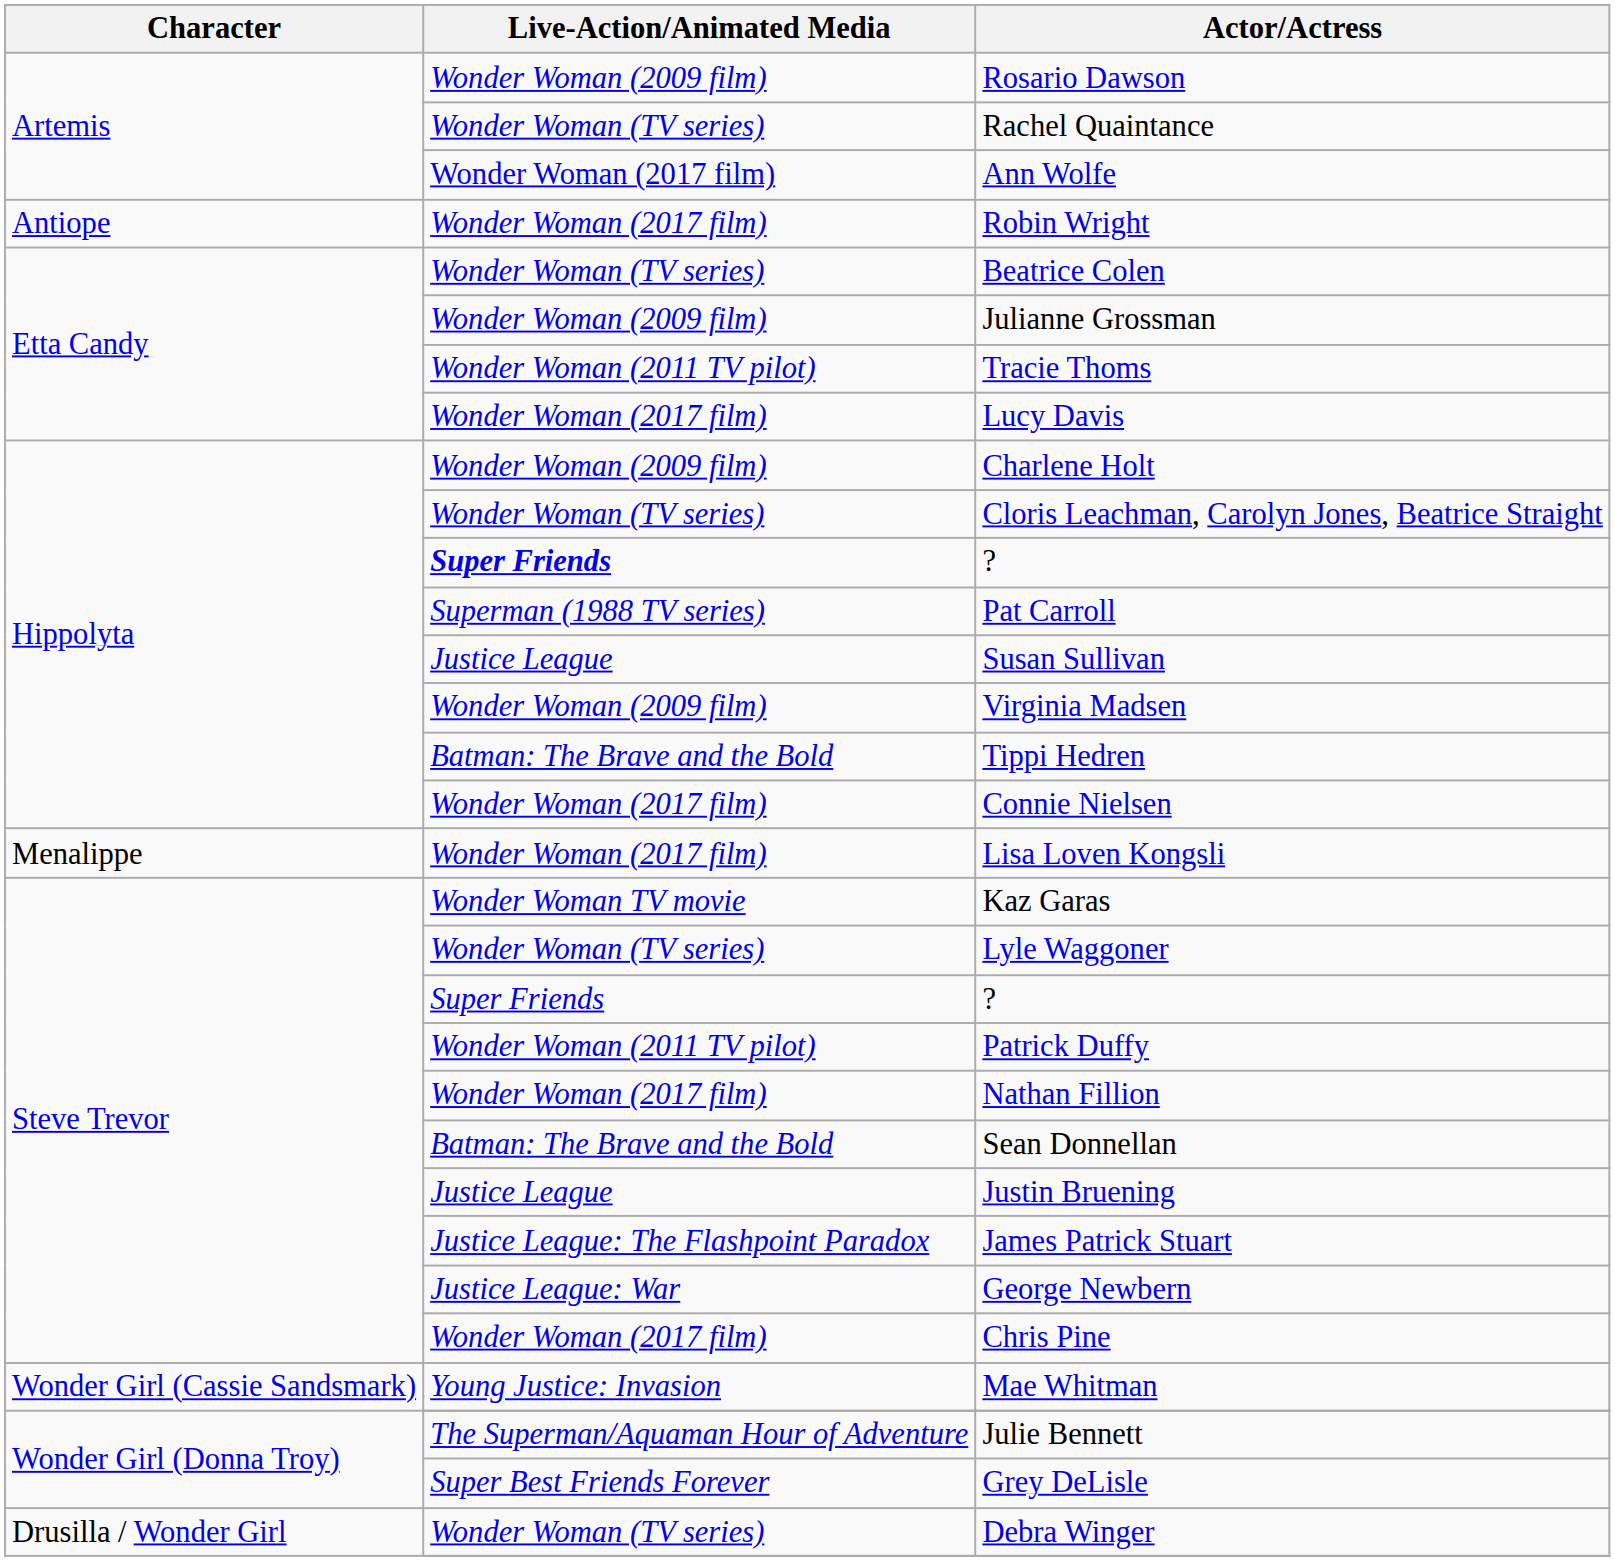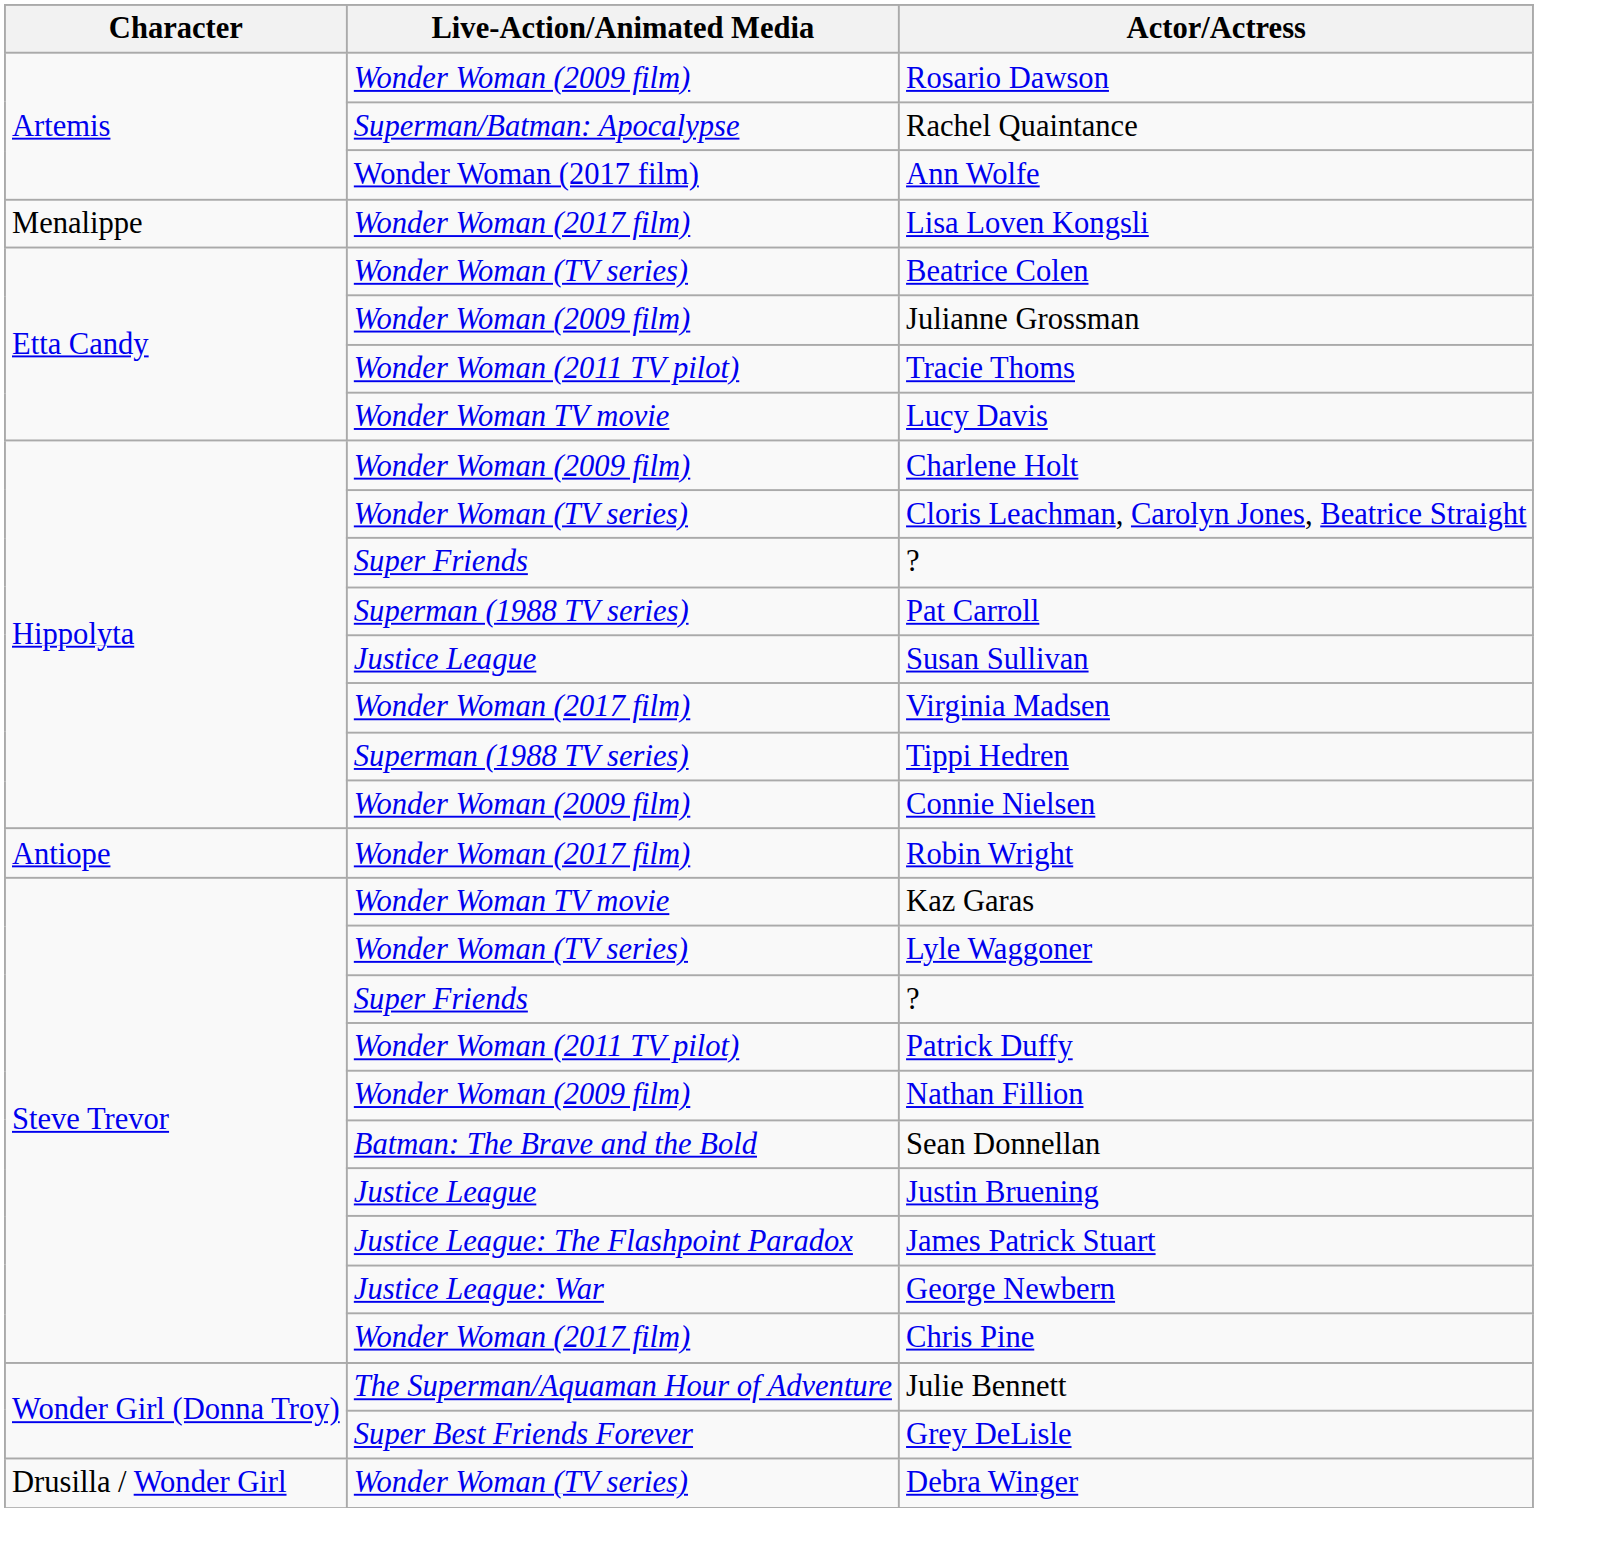(597, 125) Wonder Woman (TV series) -> (547, 125) Superman/Batman: Apocalypse
rows swapped: (61, 222) <-> (77, 852)
(598, 416) Wonder Woman (2017 film) -> (512, 416) Wonder Woman TV movie
(521, 561) bold -> (441, 561) normal
(598, 707) Wonder Woman (2009 film) -> (522, 707) Wonder Woman (2017 film)
(632, 755) Batman: The Brave and the Bold -> (521, 755) Superman (1988 TV series)
(598, 804) Wonder Woman (2017 film) -> (522, 804) Wonder Woman (2009 film)
(598, 1094) Wonder Woman (2017 film) -> (522, 1094) Wonder Woman (2009 film)
- row: (214, 1385)
